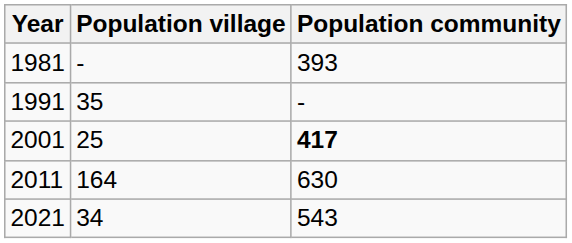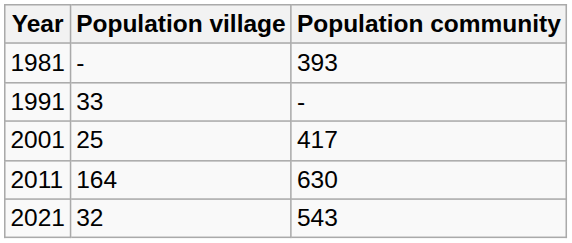(90, 101) 35 -> (90, 101) 33
(317, 140) bold -> (317, 140) normal
(90, 218) 34 -> (90, 218) 32
